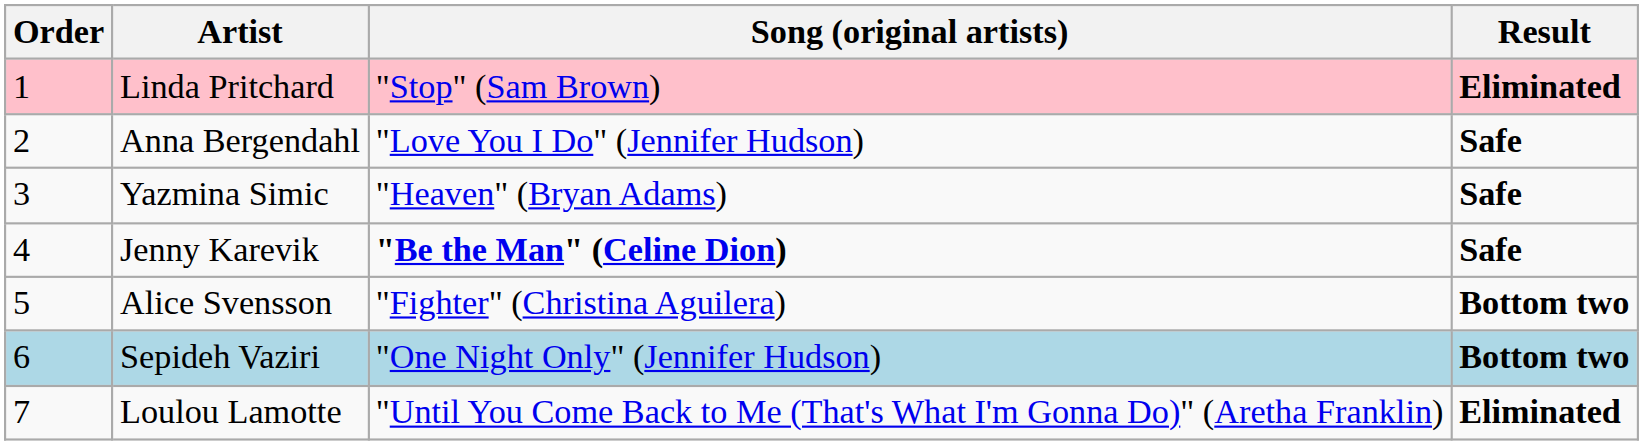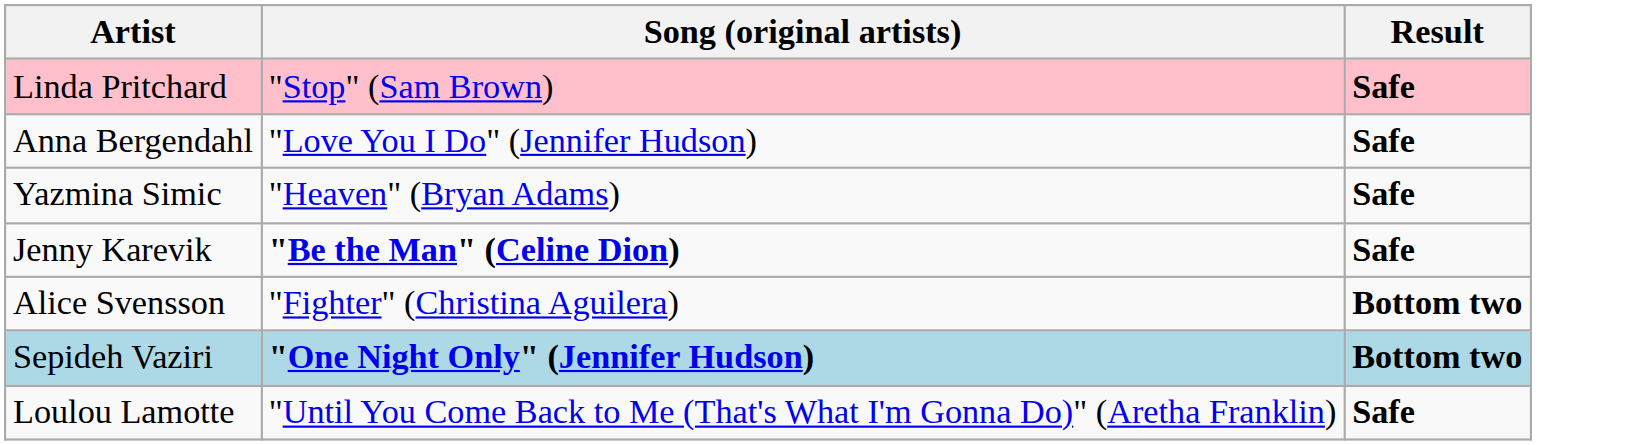- column: (59, 31)
(1540, 85) Eliminated -> (1384, 85) Safe
(628, 357) normal -> (541, 357) bold
(1540, 411) Eliminated -> (1384, 411) Safe
